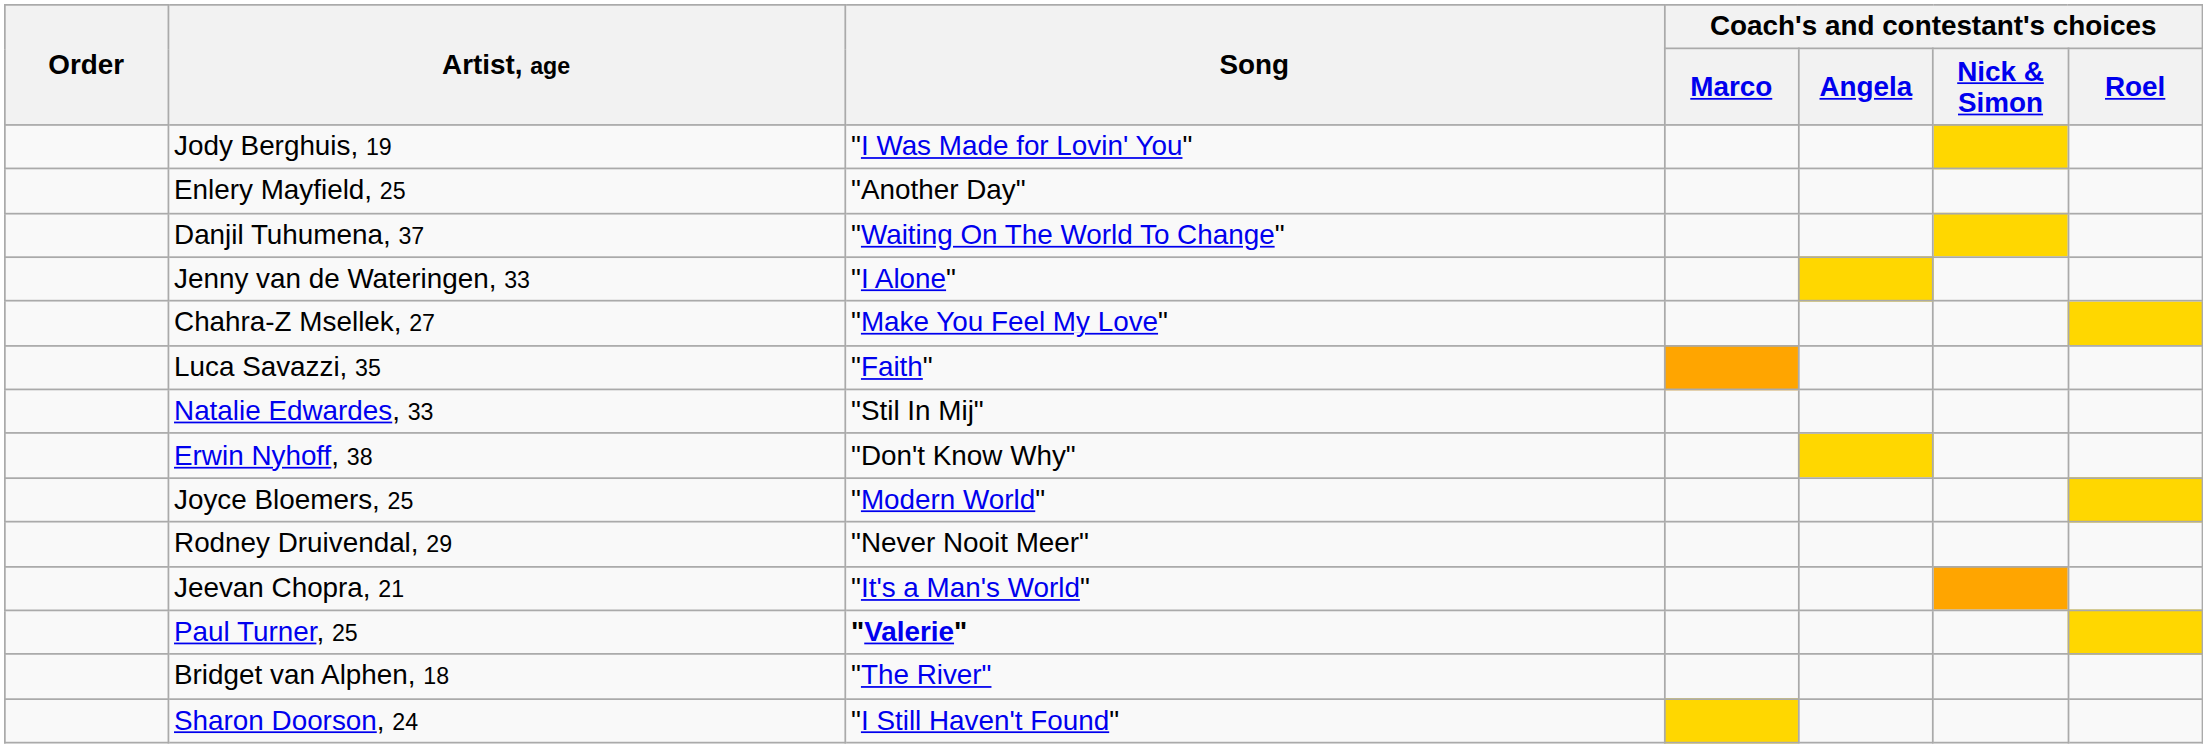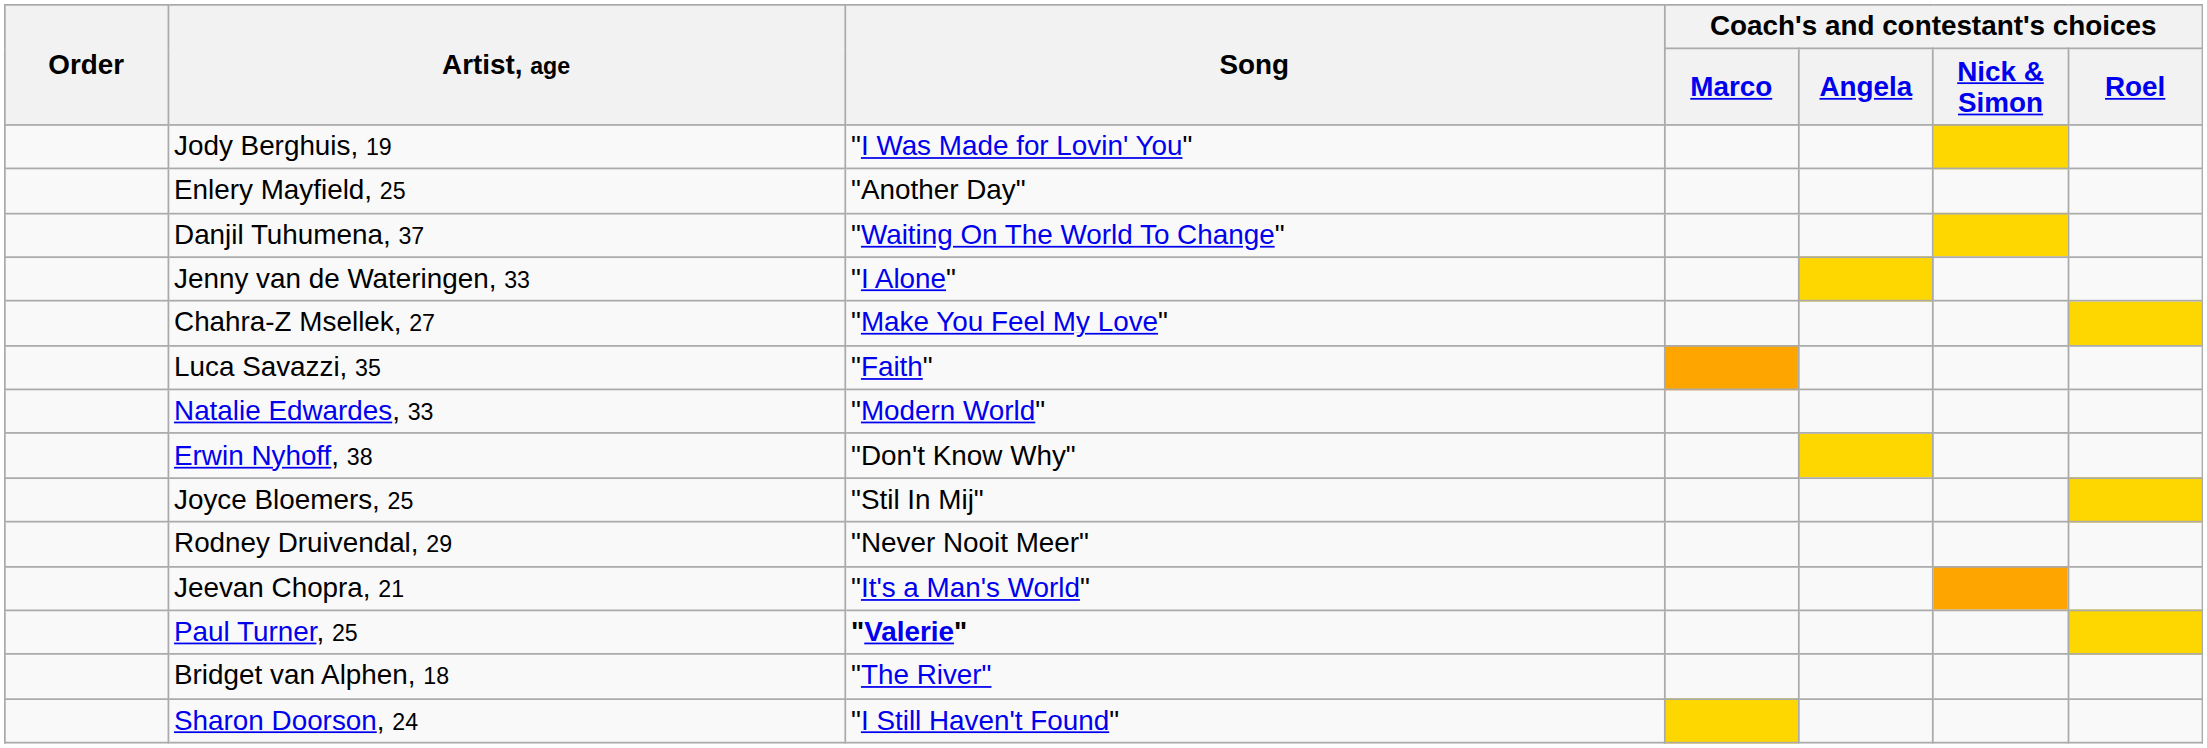(917, 411) "Stil In Mij" -> (948, 411) "Modern World"
(948, 499) "Modern World" -> (917, 499) "Stil In Mij"
